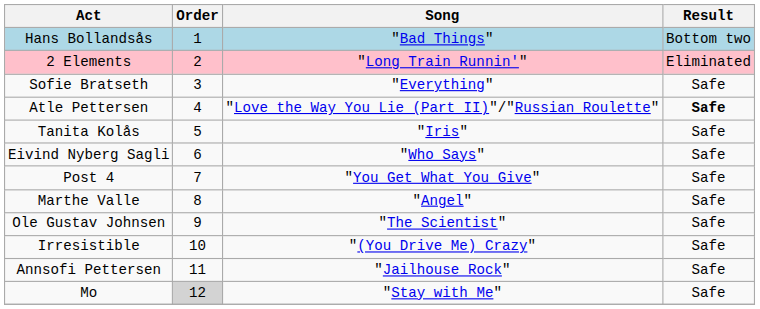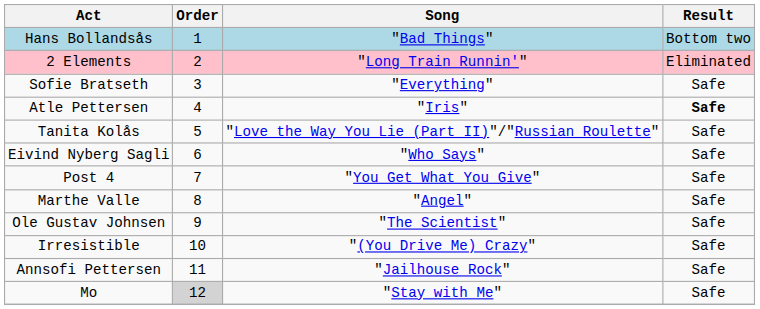(442, 108) "Love the Way You Lie (Part II)"/"Russian Roulette" -> (442, 108) "Iris"
(442, 132) "Iris" -> (442, 132) "Love the Way You Lie (Part II)"/"Russian Roulette"
